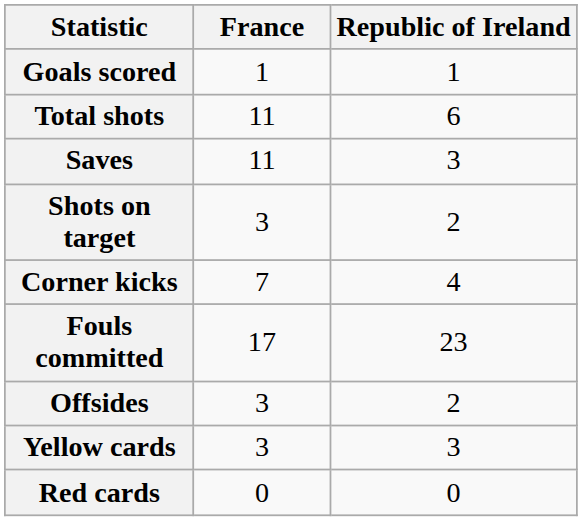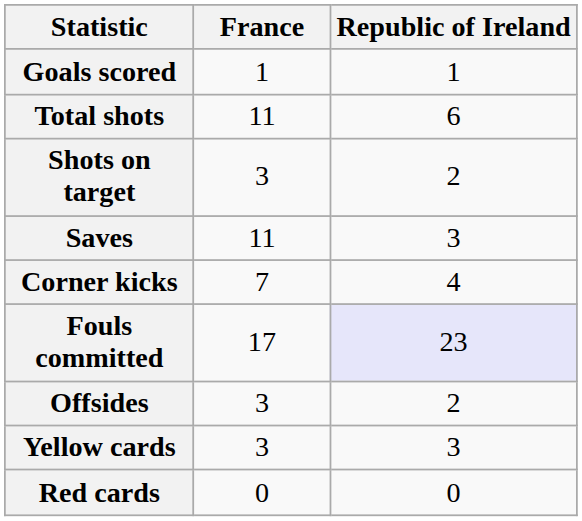rows swapped: (99, 221) <-> (99, 160)
(454, 342) no background -> (454, 342) lavender background
